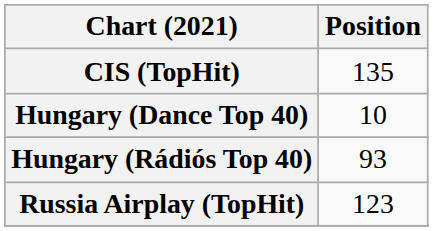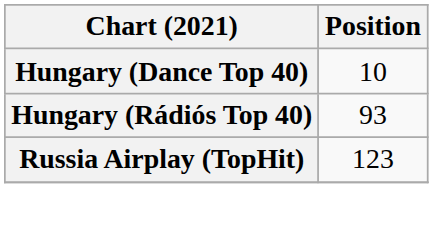- row: (162, 70)
